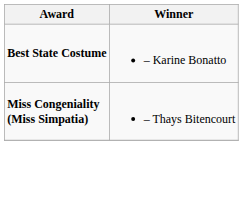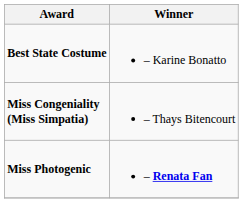+ row: (49, 169)
